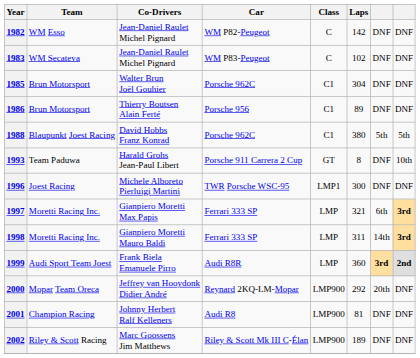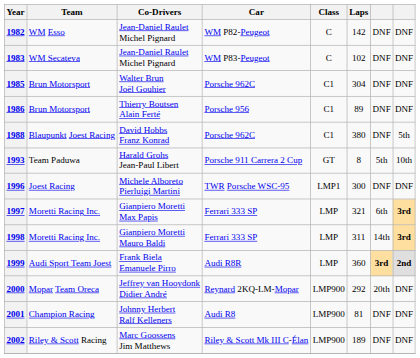(382, 135) 5th -> (382, 135) DNF
(382, 161) DNF -> (382, 161) 5th
